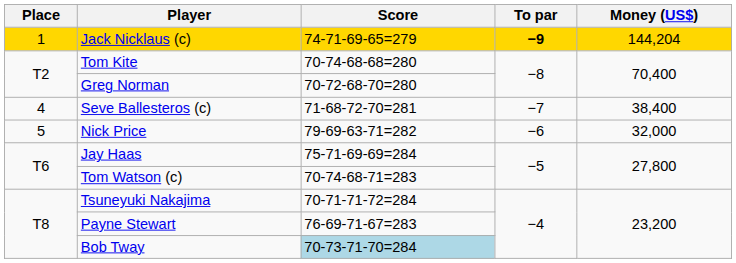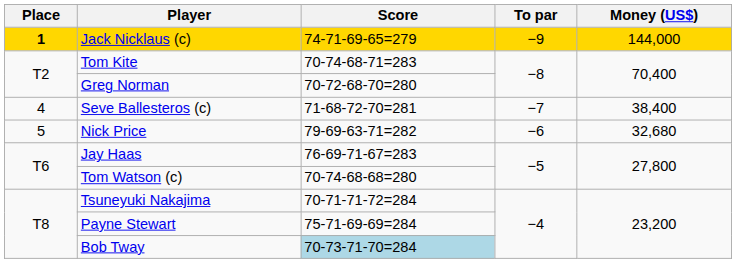(41, 39) normal -> (41, 39) bold
(536, 39) bold -> (536, 39) normal
(654, 39) 144,204 -> (654, 39) 144,000
(360, 62) 70-74-68-68=280 -> (360, 62) 70-74-68-71=283
(654, 131) 32,000 -> (654, 131) 32,680
(360, 154) 75-71-69-69=284 -> (360, 154) 76-69-71-67=283
(360, 177) 70-74-68-71=283 -> (360, 177) 70-74-68-68=280
(360, 223) 76-69-71-67=283 -> (360, 223) 75-71-69-69=284
